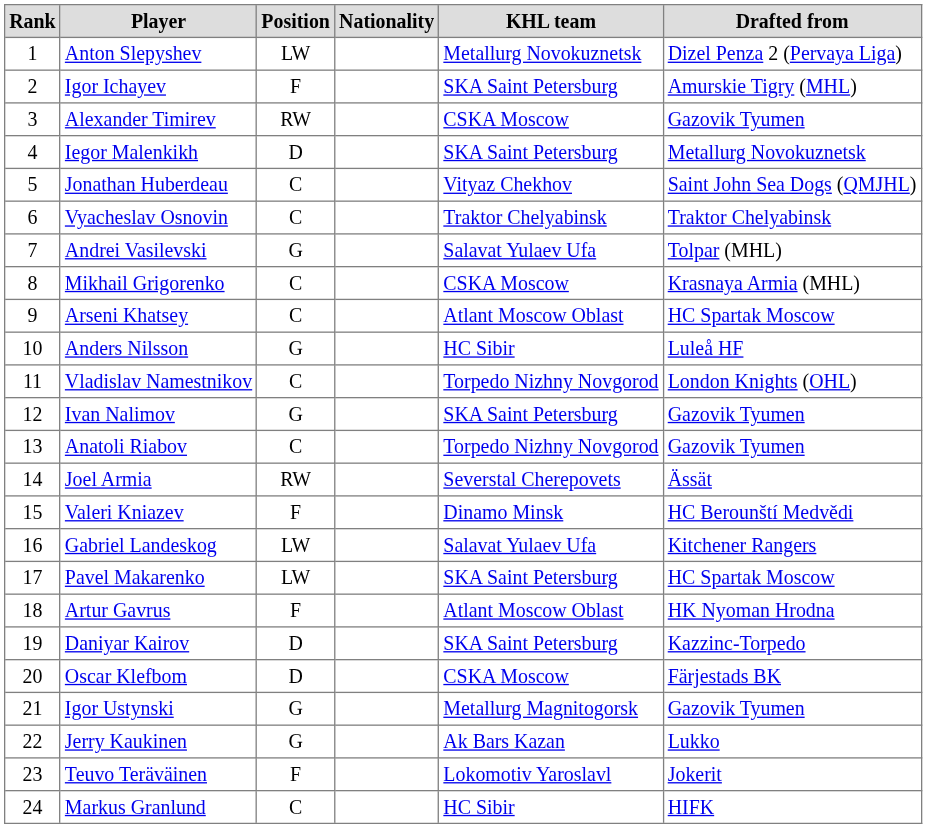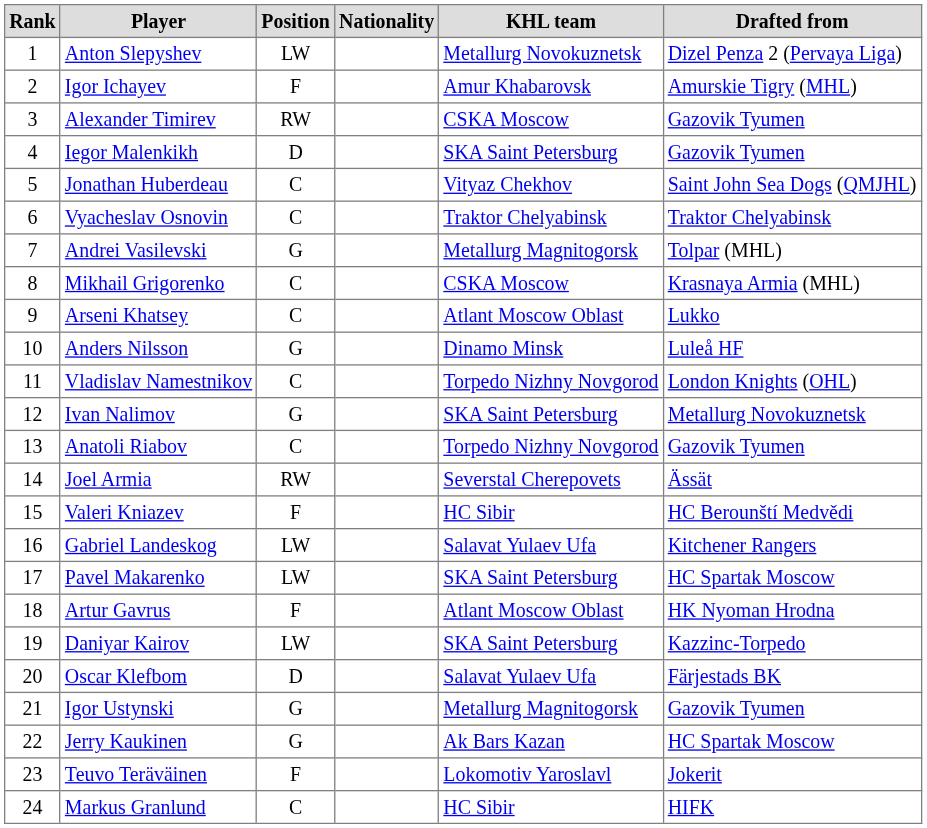(530, 86) SKA Saint Petersburg -> (517, 86) Amur Khabarovsk
(767, 151) Metallurg Novokuznetsk -> (736, 151) Gazovik Tyumen
(520, 250) Salavat Yulaev Ufa -> (541, 250) Metallurg Magnitogorsk
(751, 315) HC Spartak Moscow -> (694, 315) Lukko
(479, 348) HC Sibir -> (503, 348) Dinamo Minsk
(736, 413) Gazovik Tyumen -> (767, 413) Metallurg Novokuznetsk
(503, 512) Dinamo Minsk -> (479, 512) HC Sibir
(296, 643) D -> (296, 643) LW
(506, 675) CSKA Moscow -> (520, 675) Salavat Yulaev Ufa
(694, 741) Lukko -> (751, 741) HC Spartak Moscow
